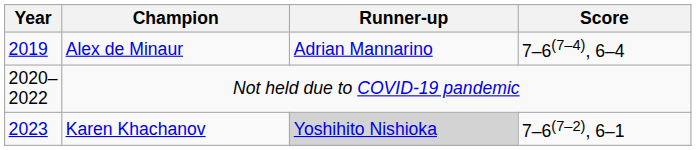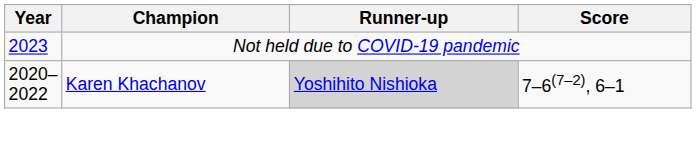- row: (124, 48)
(33, 88) 2020–2022 -> (28, 46) 2023
(28, 129) 2023 -> (33, 84) 2020–2022
